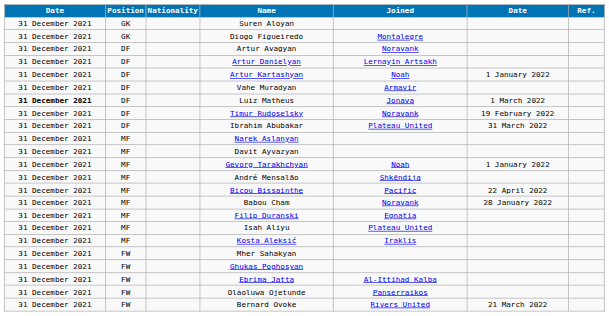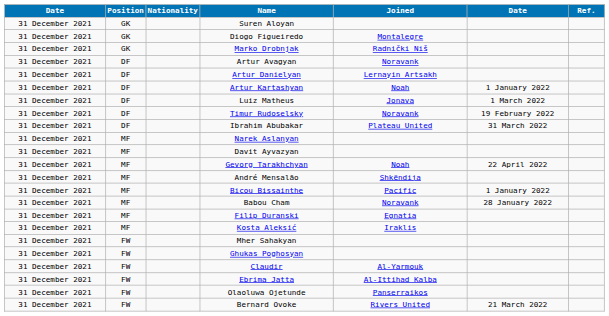+ row: (267, 49)
- row: (267, 87)
(55, 100) bold -> (55, 100) normal
(518, 164) 1 January 2022 -> (518, 164) 22 April 2022
(518, 189) 22 April 2022 -> (518, 189) 1 January 2022
- row: (267, 228)
+ row: (267, 266)
